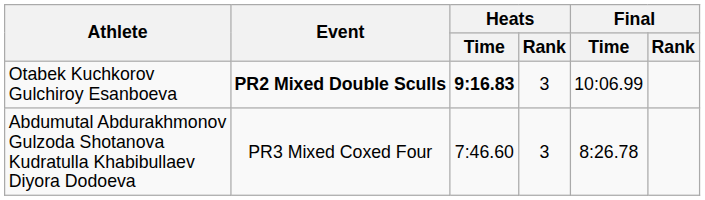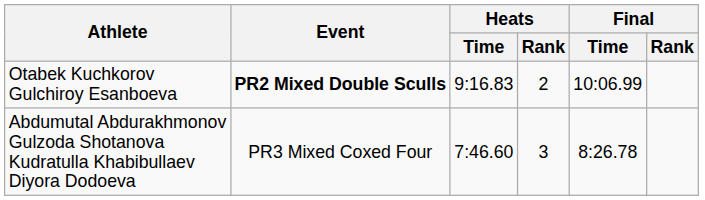(484, 85) bold -> (484, 85) normal
(544, 85) 3 -> (543, 85) 2
